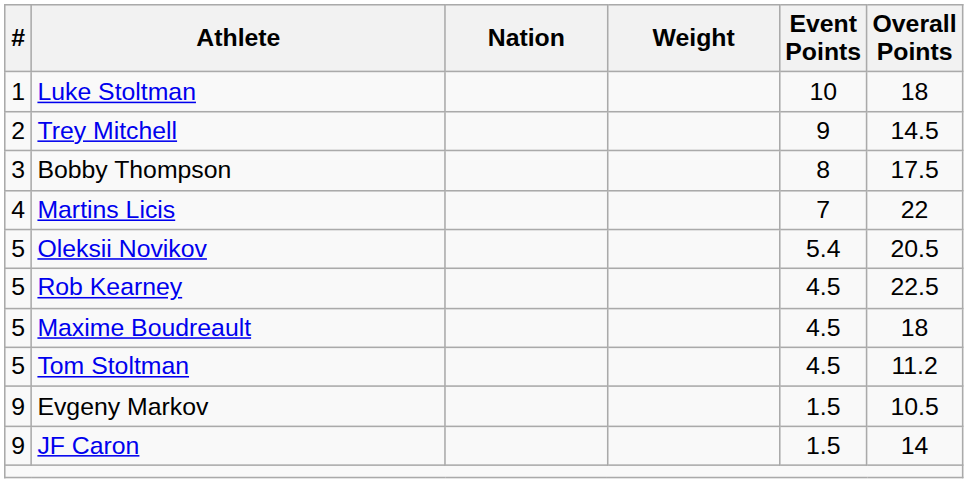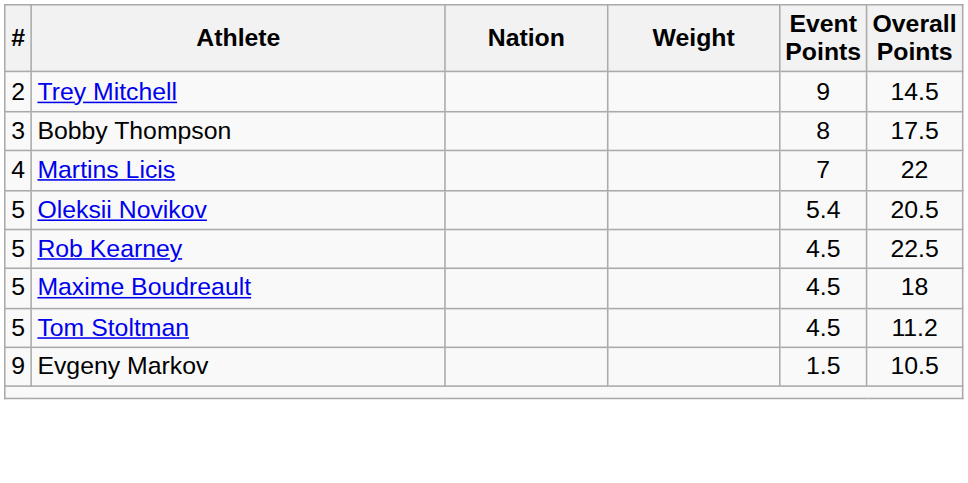- row: (117, 91)
- row: (88, 445)
